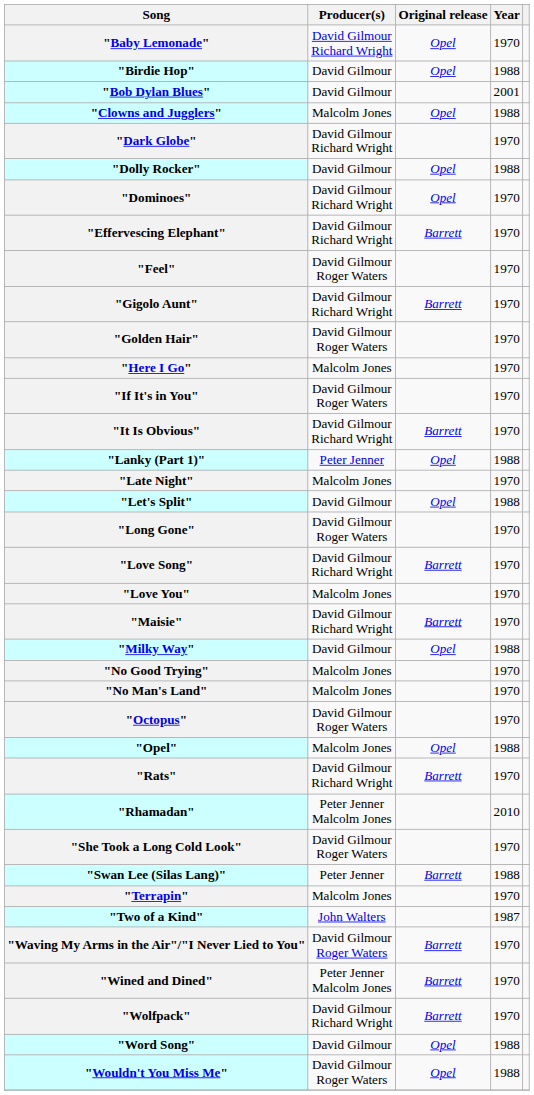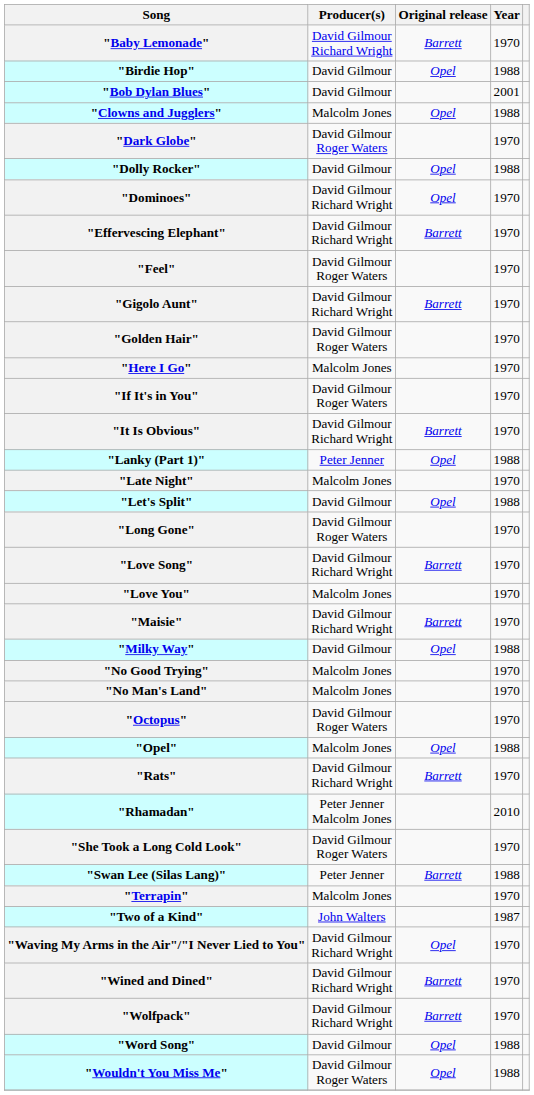(443, 43) Opel -> (443, 43) Barrett
(352, 141) David Gilmour Richard Wright -> (352, 141) David Gilmour Roger Waters
(352, 945) David Gilmour Roger Waters -> (352, 945) David Gilmour Richard Wright
(443, 945) Barrett -> (443, 945) Opel
(352, 980) Peter Jenner Malcolm Jones -> (352, 980) David Gilmour Richard Wright
